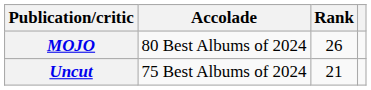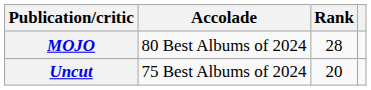(334, 44) 26 -> (334, 44) 28
(334, 71) 21 -> (334, 71) 20
